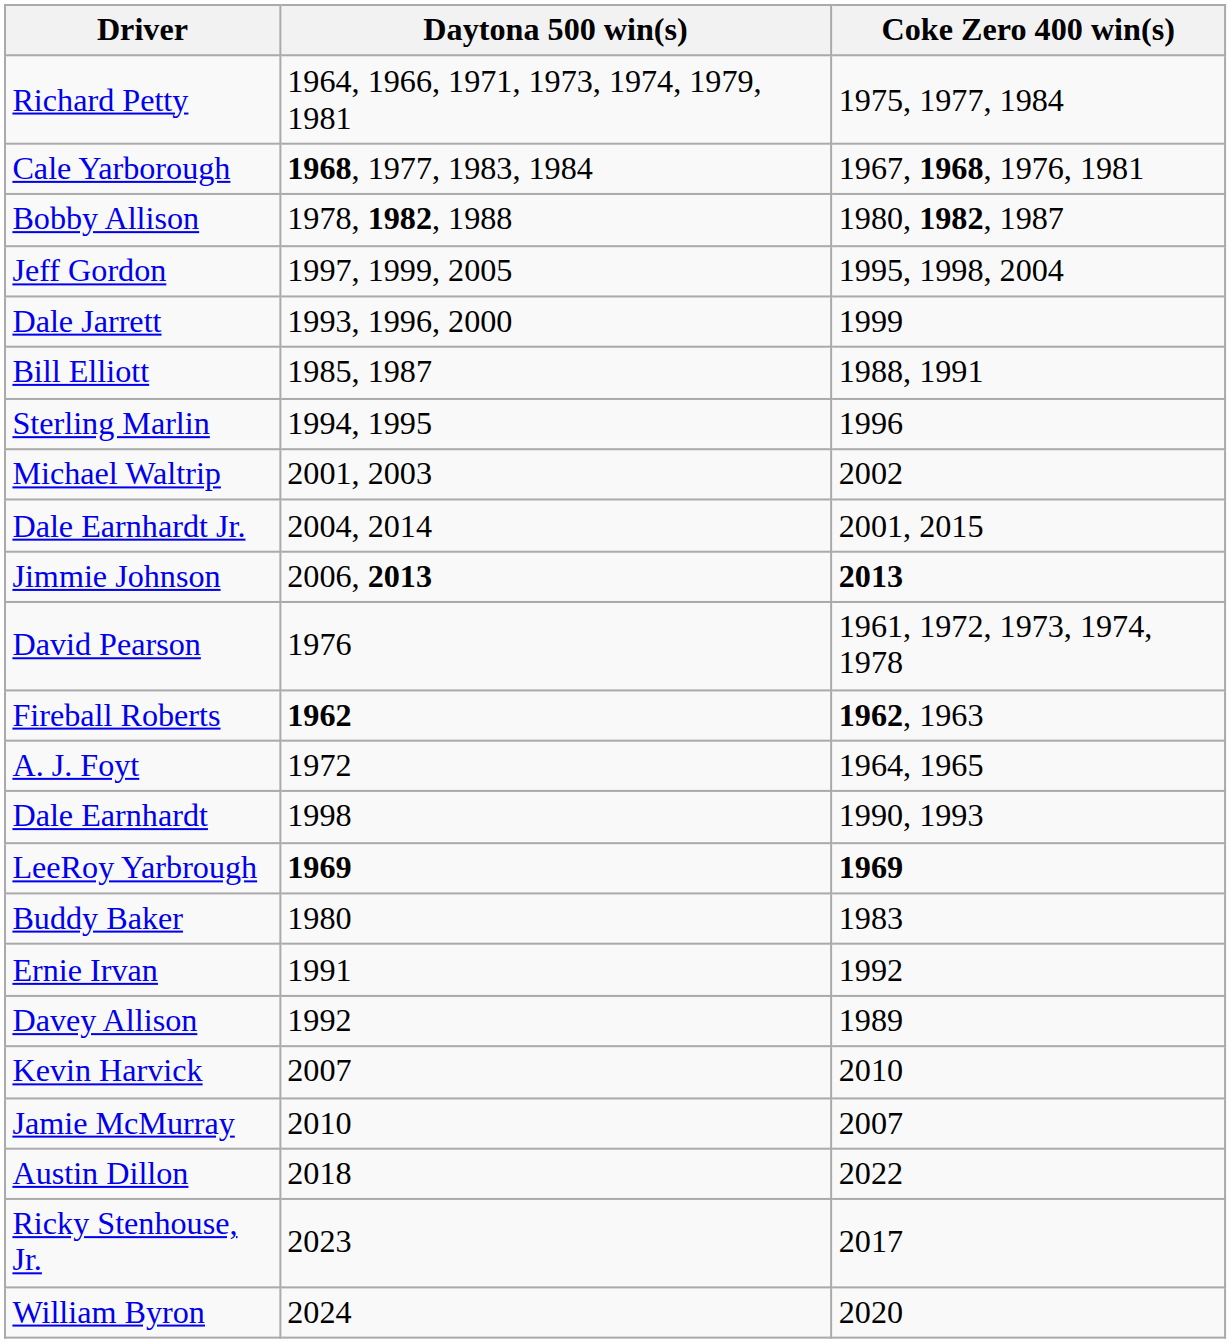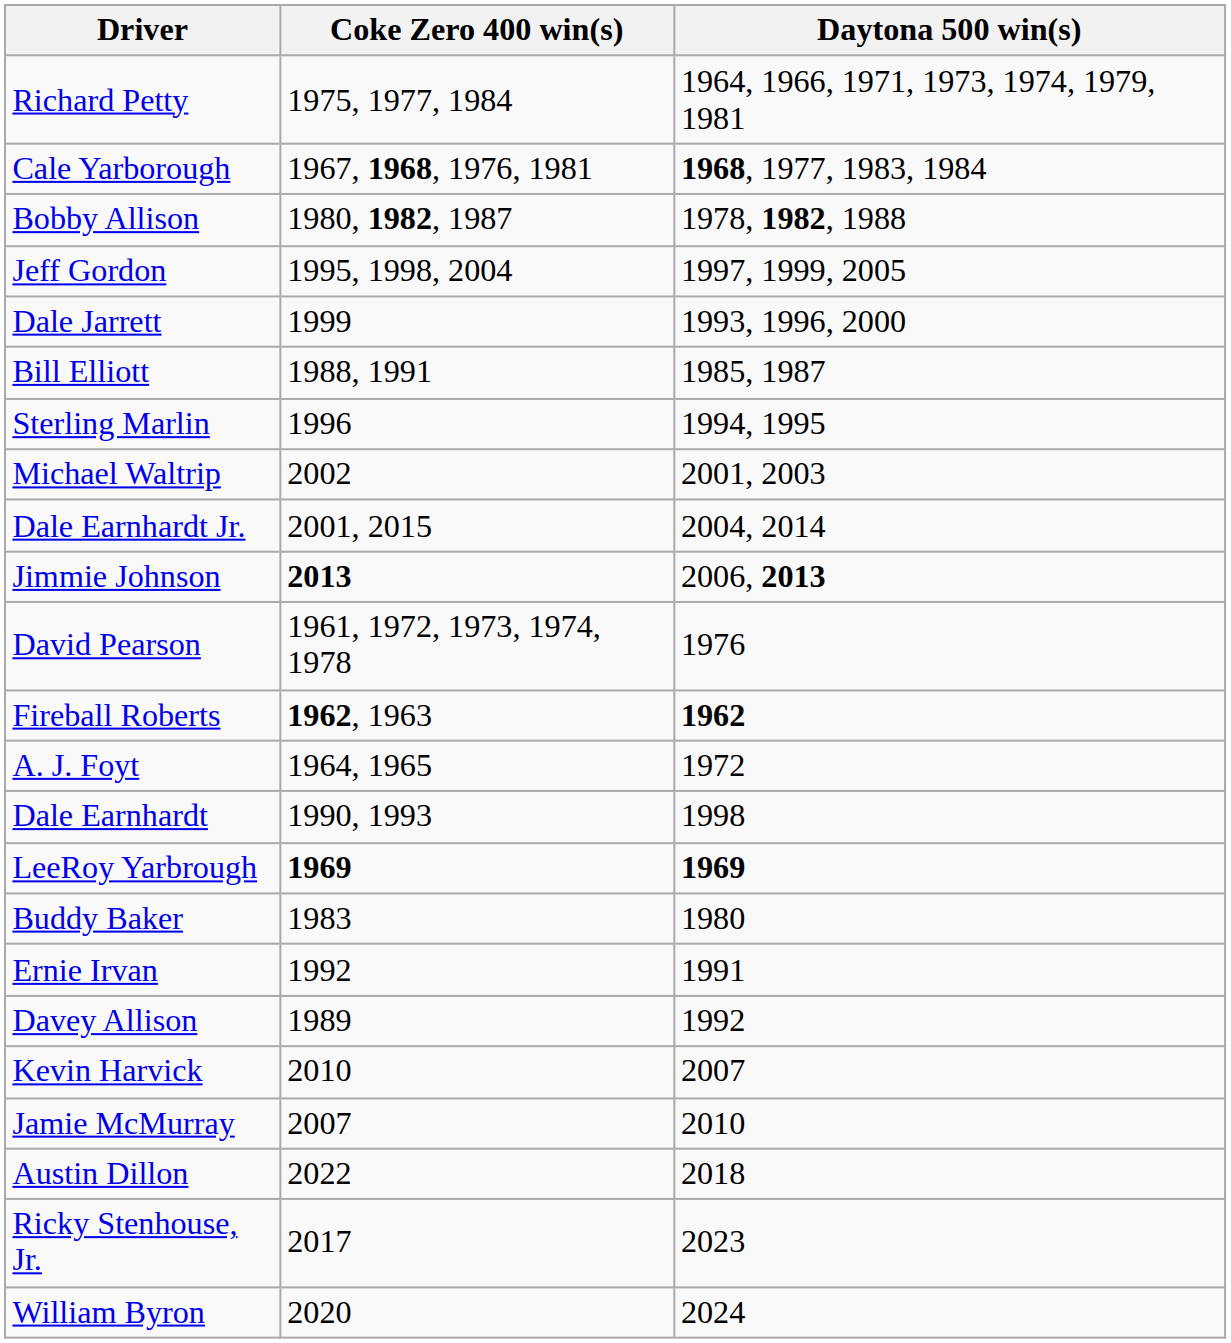columns swapped: (556, 30) <-> (1028, 30)
